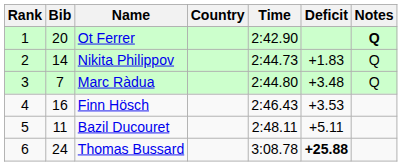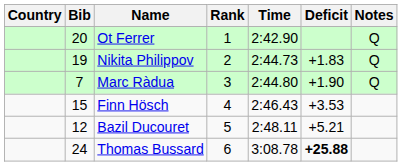columns swapped: (25, 15) <-> (218, 15)
(374, 37) bold -> (374, 37) normal
(60, 60) 14 -> (79, 60) 19
(326, 82) +3.48 -> (326, 82) +1.90
(60, 104) 16 -> (79, 104) 15
(60, 127) 11 -> (79, 127) 12
(326, 127) +5.11 -> (326, 127) +5.21
